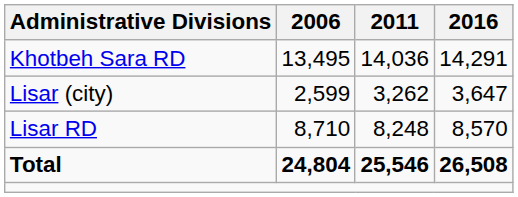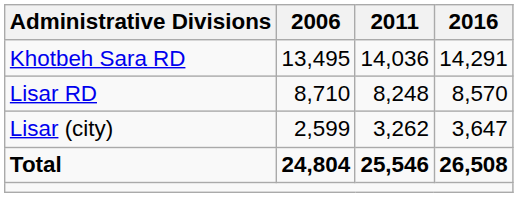rows swapped: (53, 128) <-> (62, 93)
